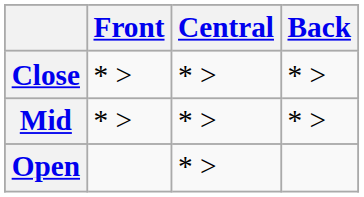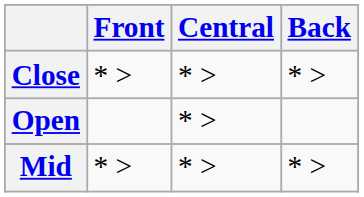rows swapped: (46, 120) <-> (46, 167)
